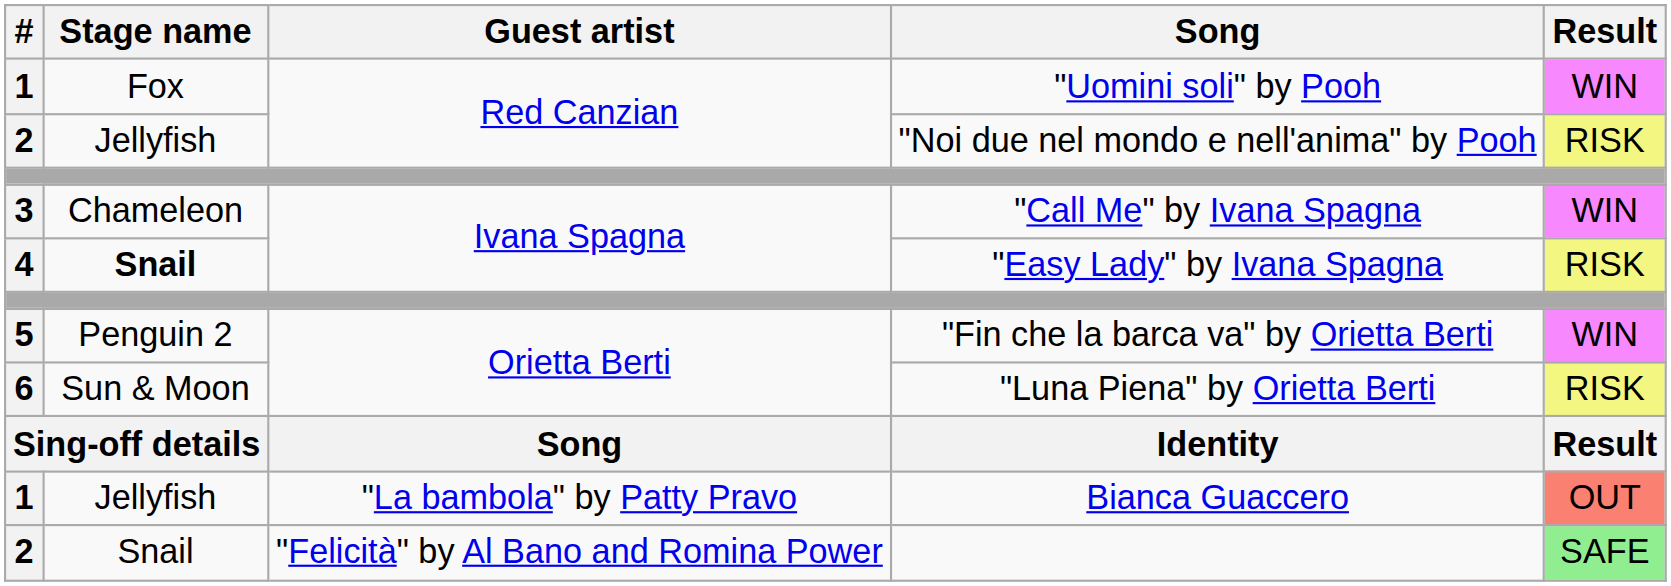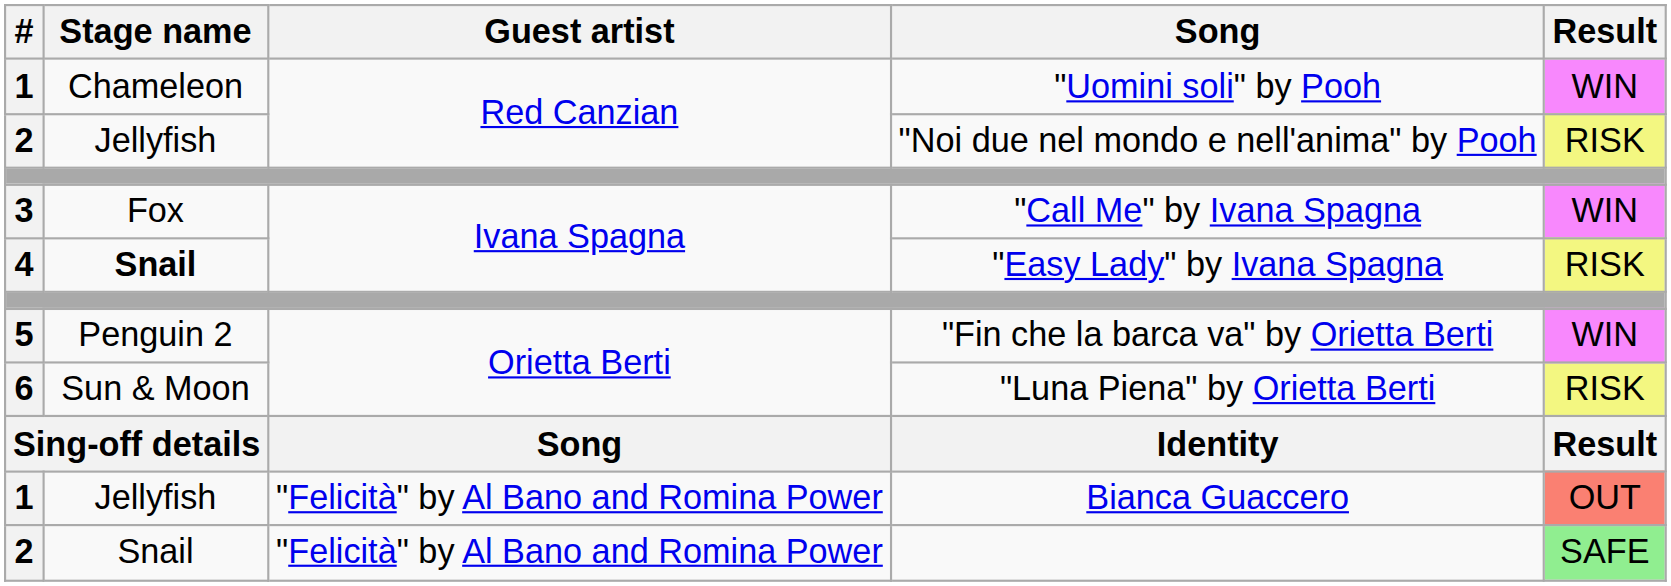(155, 85) Fox -> (155, 85) Chameleon
(155, 210) Chameleon -> (155, 210) Fox
(579, 497) "La bambola" by Patty Pravo -> (579, 497) "Felicità" by Al Bano and Romina Power
